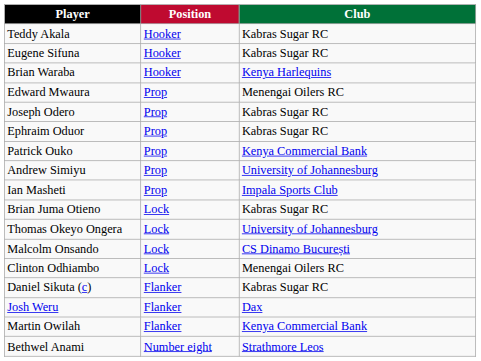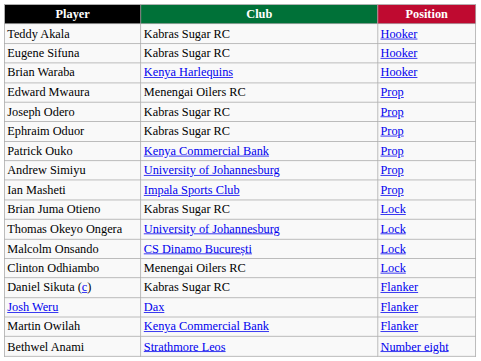columns swapped: (190, 14) <-> (357, 14)
